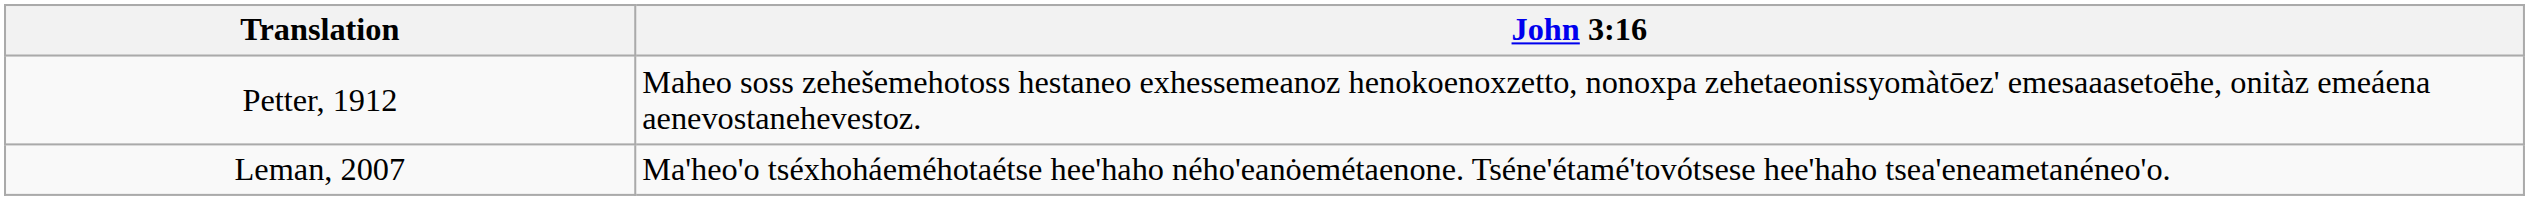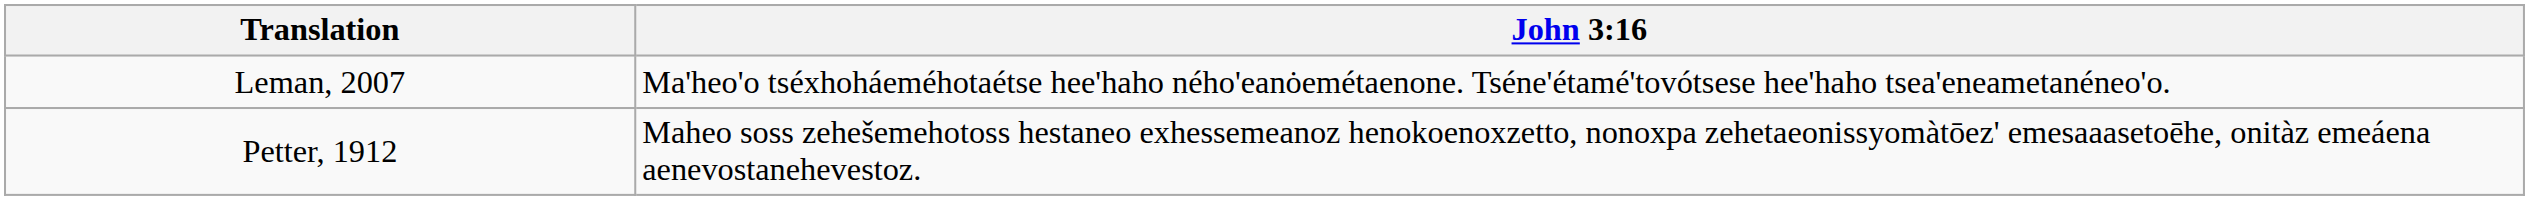rows swapped: (320, 99) <-> (320, 169)
